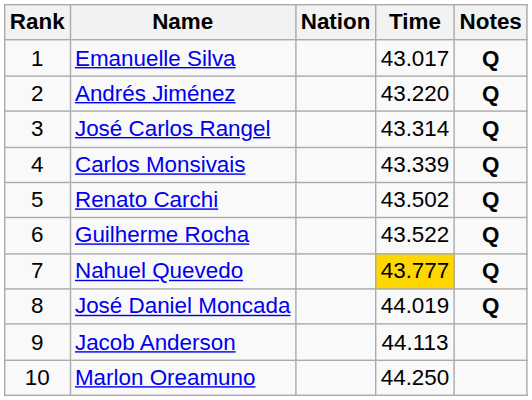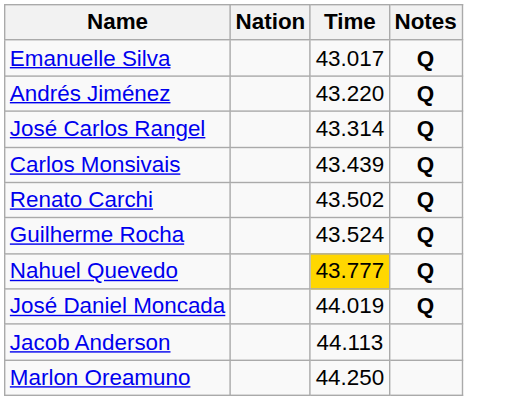- column: (37, 22)
(415, 164) 43.339 -> (350, 164) 43.439
(415, 235) 43.522 -> (350, 235) 43.524
